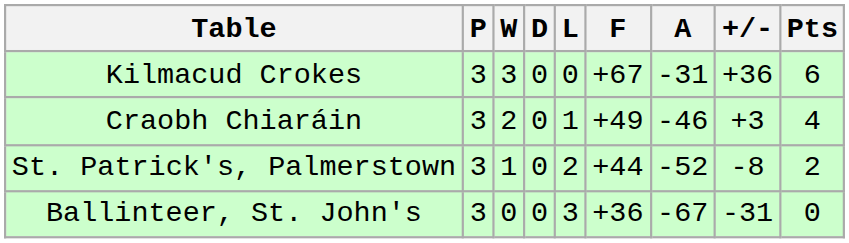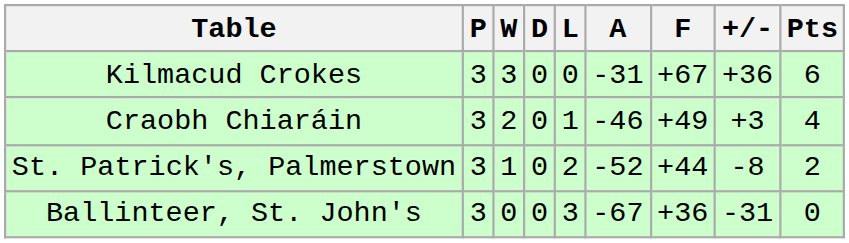columns swapped: (618, 28) <-> (683, 28)
